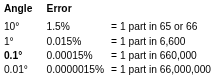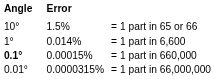(64, 41) 0.015% -> (64, 41) 0.014%
(75, 69) 0.0000015% -> (75, 69) 0.0000315%
